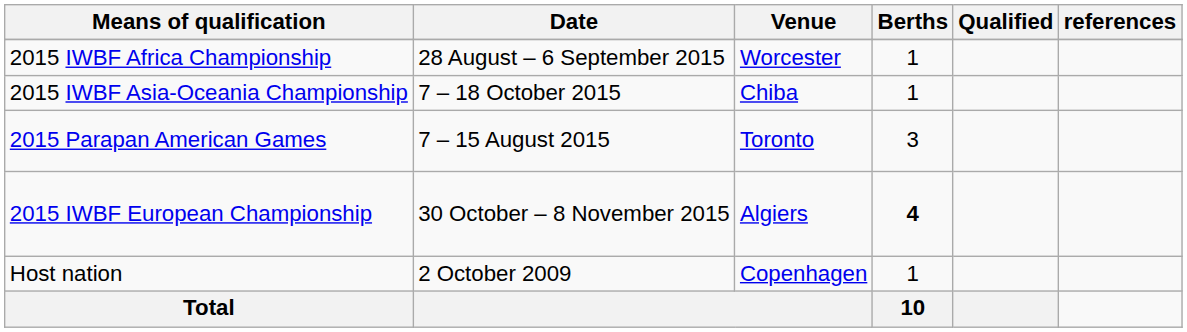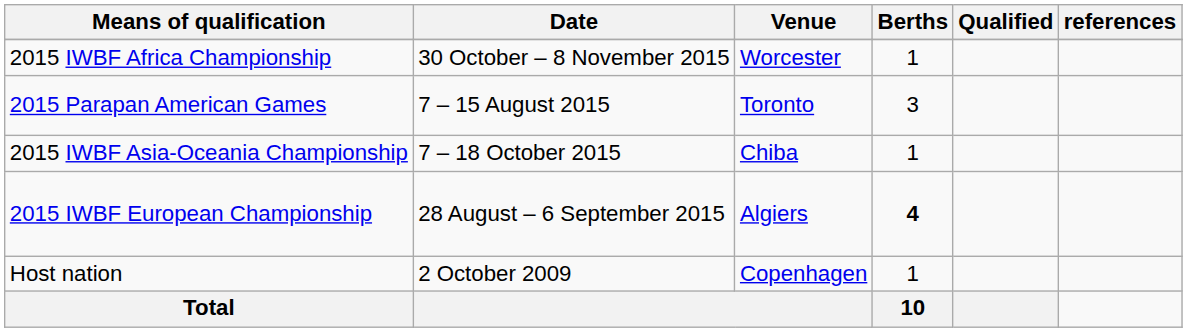(571, 57) 28 August – 6 September 2015 -> (574, 57) 30 October – 8 November 2015
rows swapped: (209, 92) <-> (168, 140)
(574, 213) 30 October – 8 November 2015 -> (571, 213) 28 August – 6 September 2015
